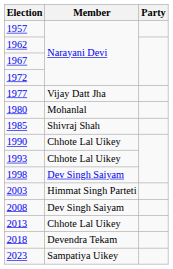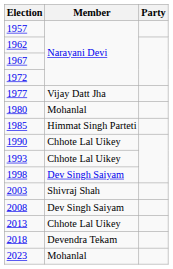(74, 126) Shivraj Shah -> (92, 126) Himmat Singh Parteti
(92, 191) Himmat Singh Parteti -> (74, 191) Shivraj Shah
(83, 256) Sampatiya Uikey -> (67, 256) Mohanlal
